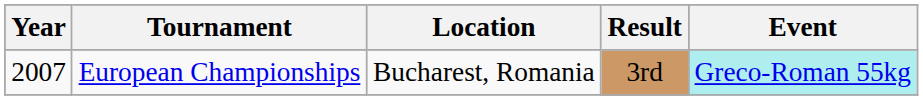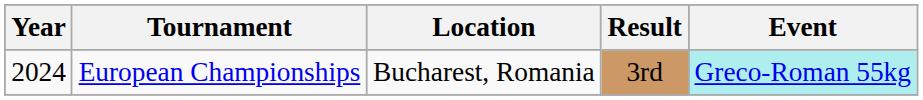(39, 72) 2007 -> (39, 72) 2024
